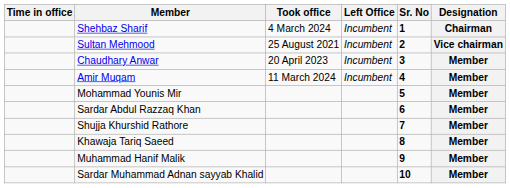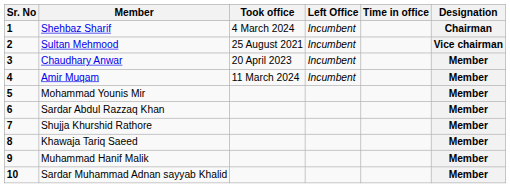columns swapped: (414, 12) <-> (40, 12)
